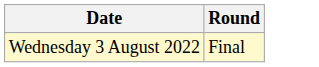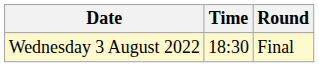+ column: (229, 18)
